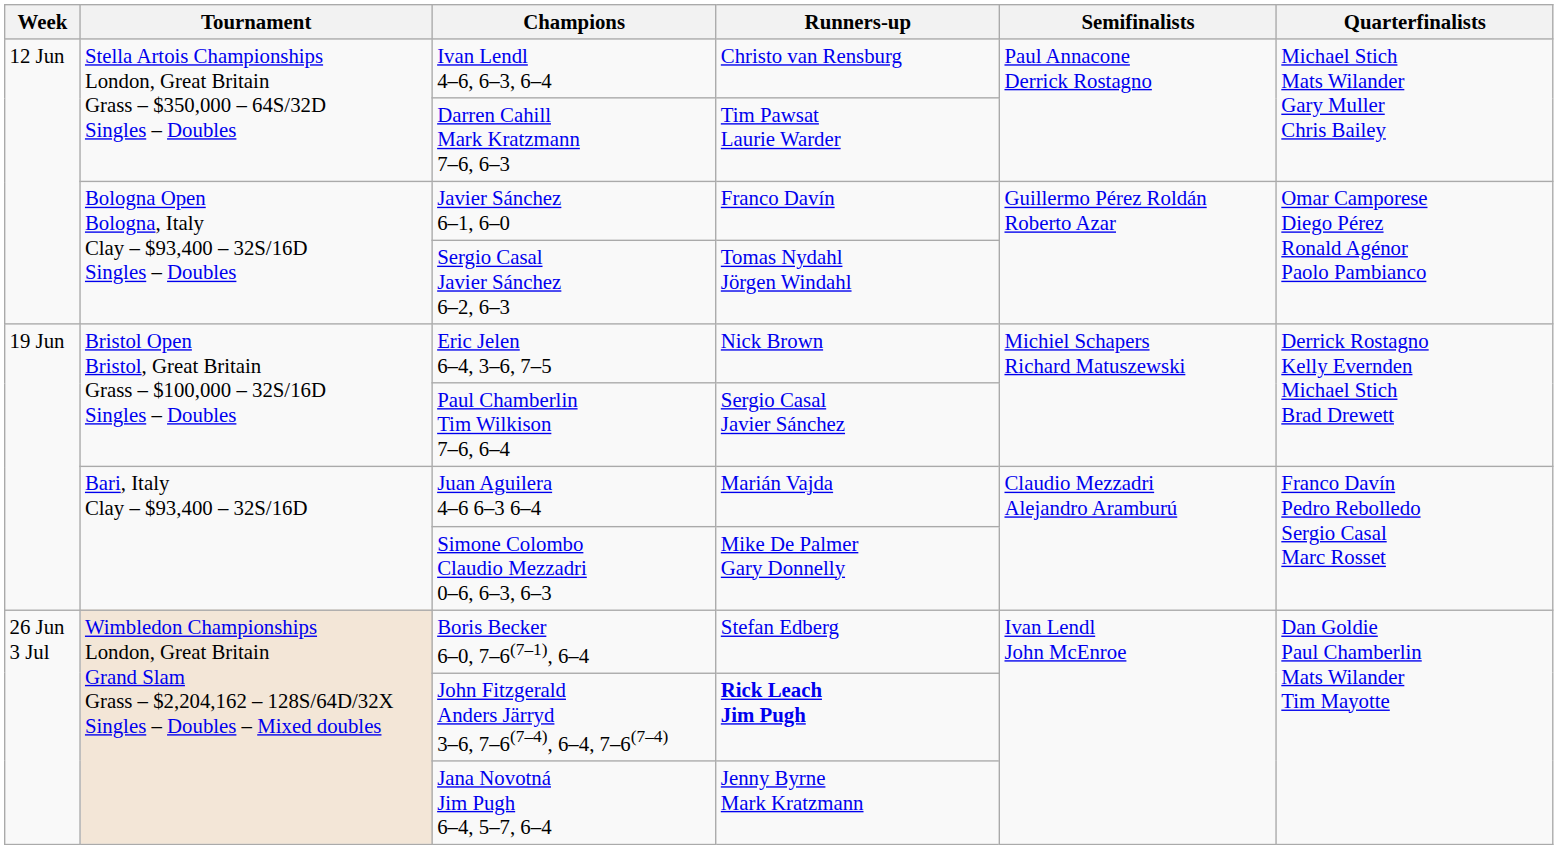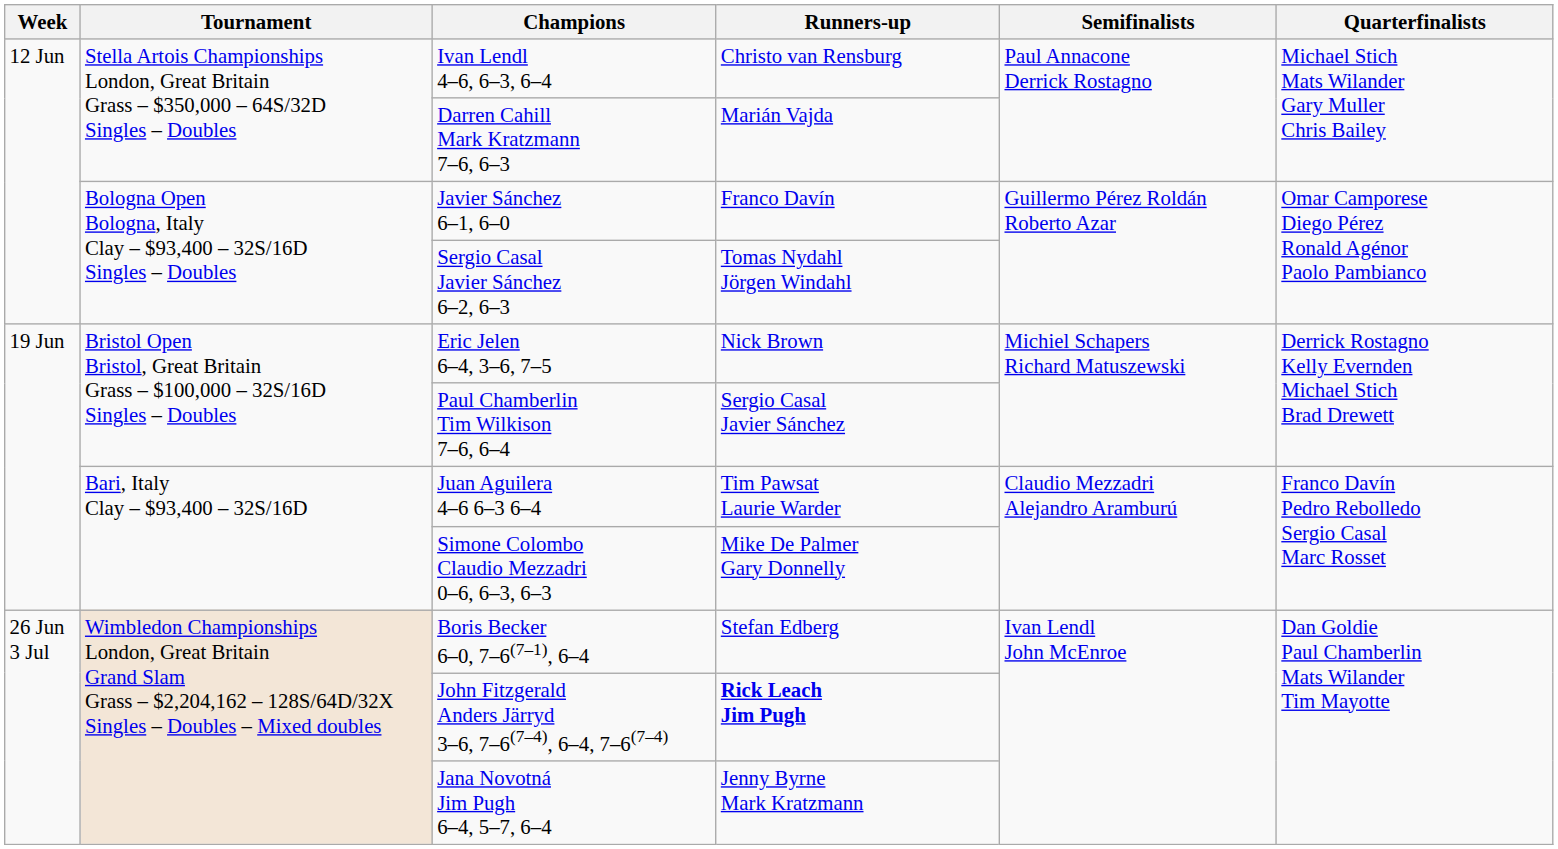(781, 127) Tim Pawsat Laurie Warder -> (777, 115) Marián Vajda
(777, 484) Marián Vajda -> (781, 496) Tim Pawsat Laurie Warder
